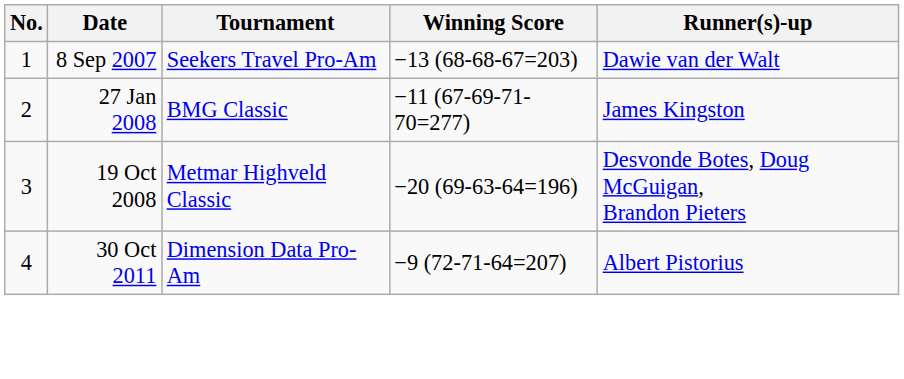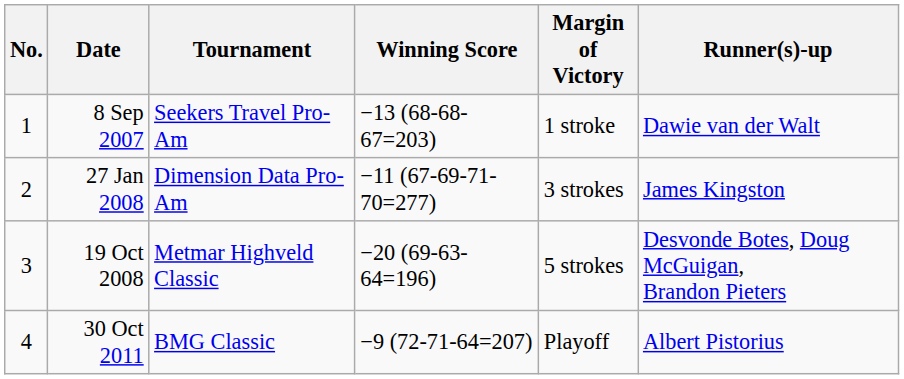+ column: (588, 49)
(227, 110) BMG Classic -> (249, 189) Dimension Data Pro-Am
(262, 263) Dimension Data Pro-Am -> (215, 342) BMG Classic
